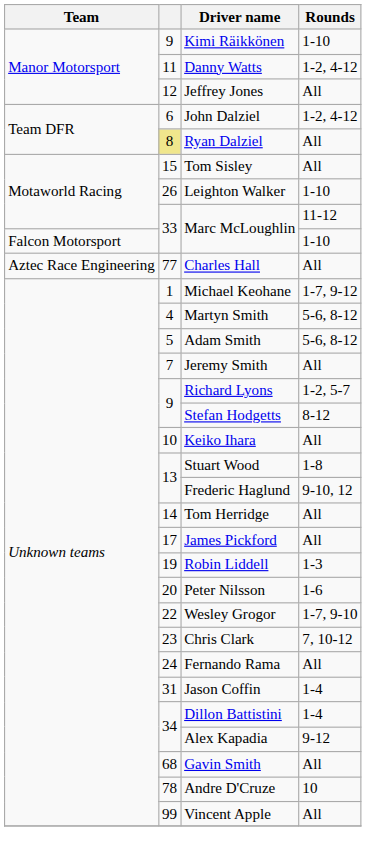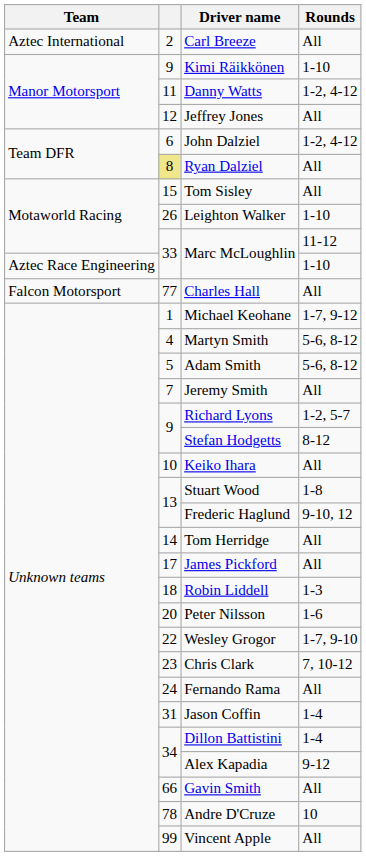+ row: (220, 41)
(65, 240) Falcon Motorsport -> (81, 265) Aztec Race Engineering
(81, 265) Aztec Race Engineering -> (65, 290) Falcon Motorsport
(169, 564) 19 -> (169, 589) 18
(169, 763) 68 -> (169, 788) 66
